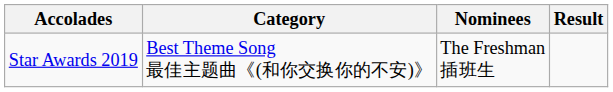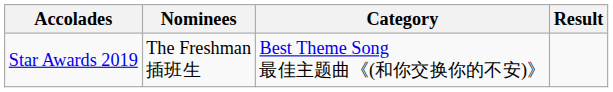columns swapped: (493, 18) <-> (289, 18)
